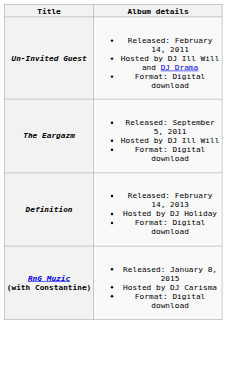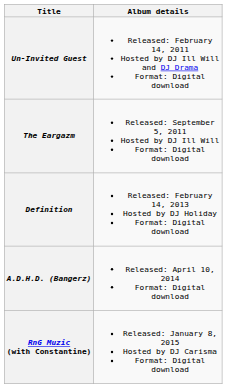+ row: (49, 278)
